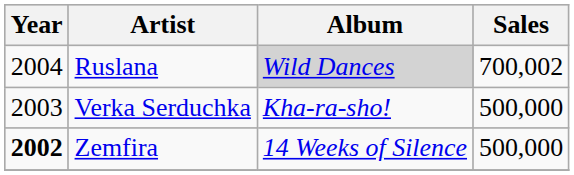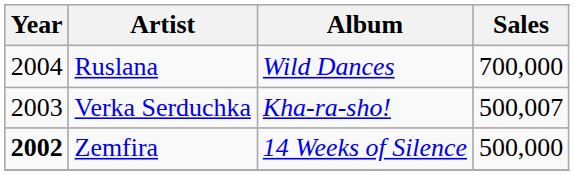(329, 66) lightgrey background -> (329, 66) no background
(521, 66) 700,002 -> (521, 66) 700,000
(521, 107) 500,000 -> (521, 107) 500,007
